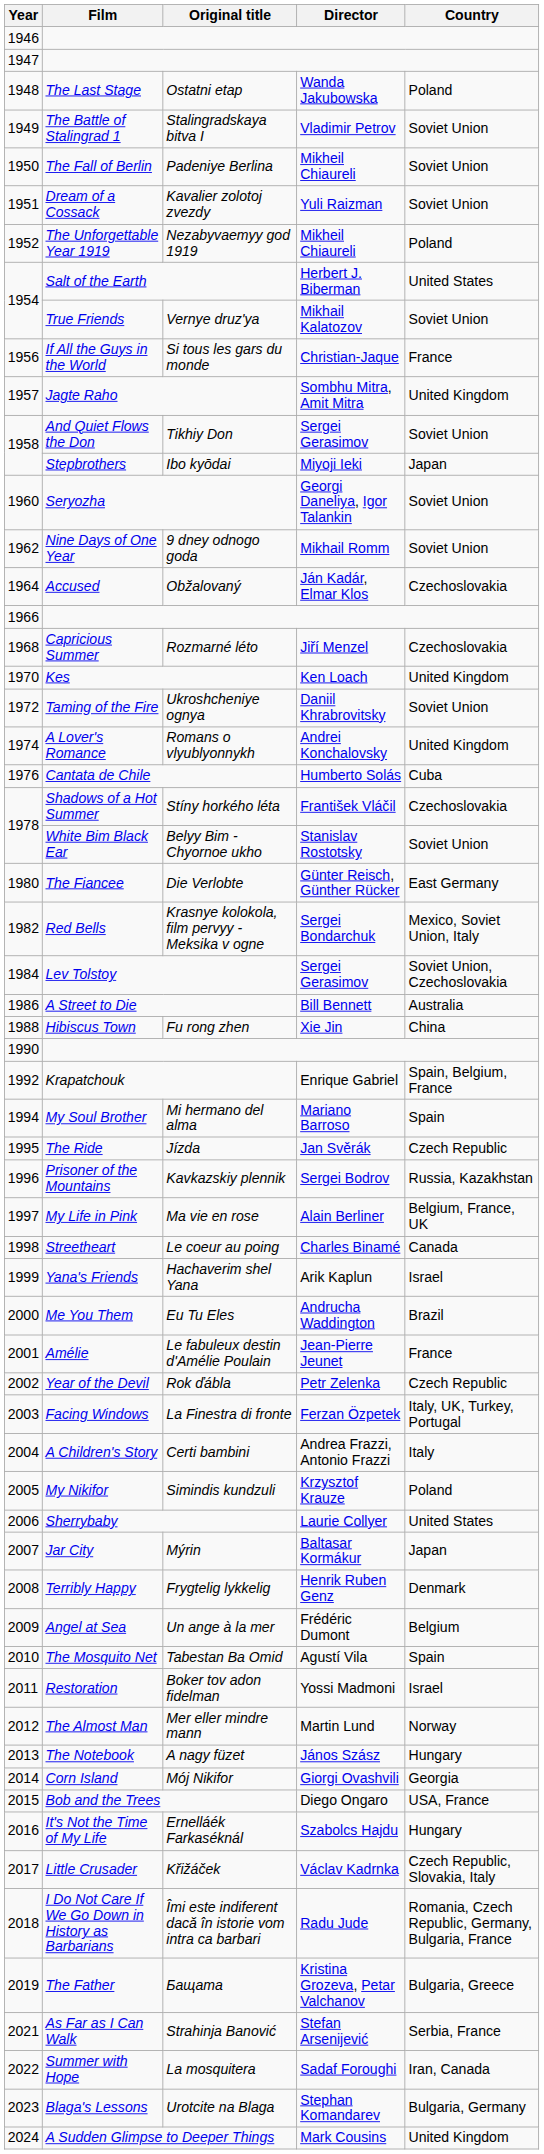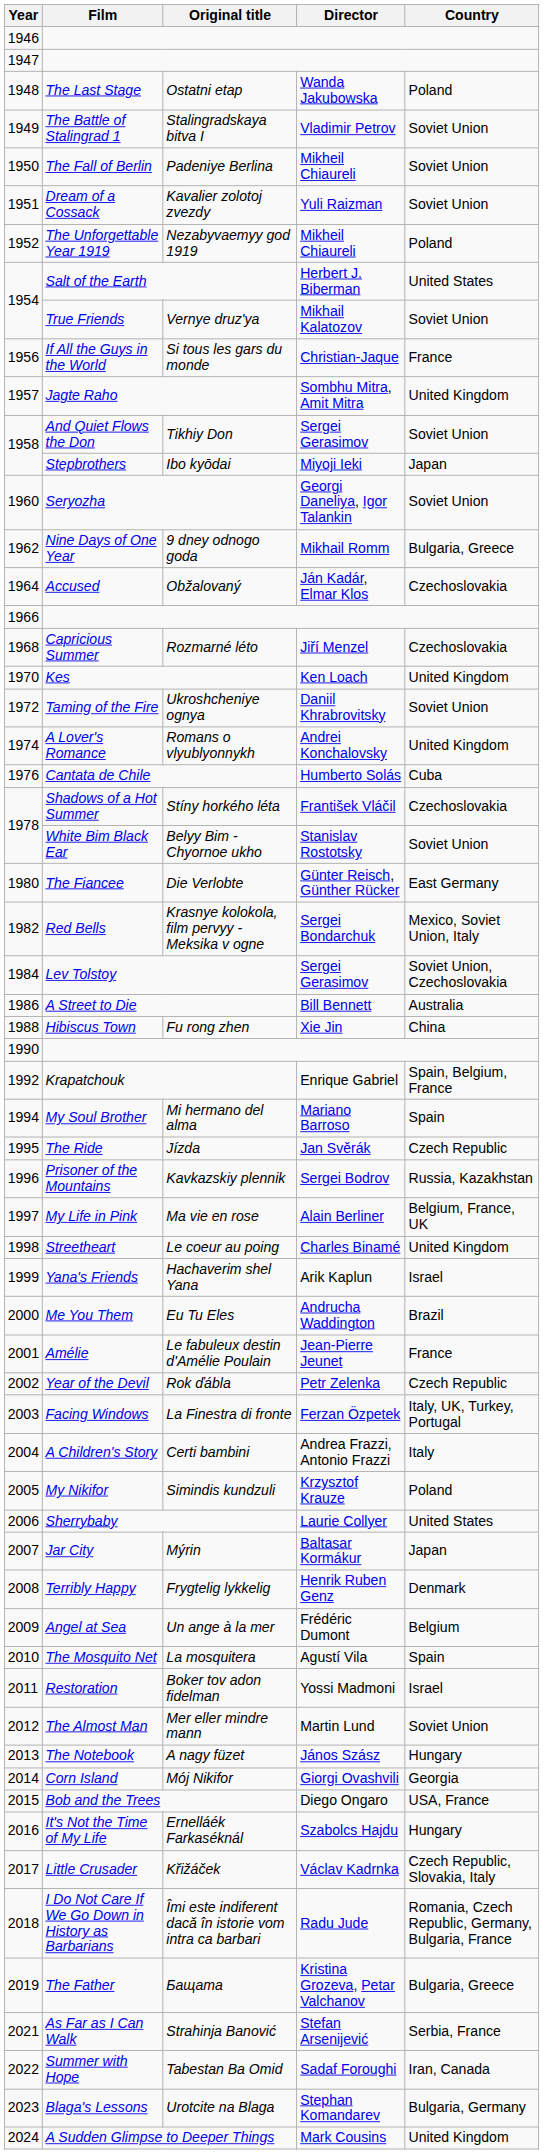(448, 548) Soviet Union -> (461, 548) Bulgaria, Greece
(433, 1247) Canada -> (459, 1247) United Kingdom
(224, 1657) Tabestan Ba Omid -> (211, 1657) La mosquitera
(432, 1726) Norway -> (448, 1726) Soviet Union
(211, 2069) La mosquitera -> (224, 2069) Tabestan Ba Omid
